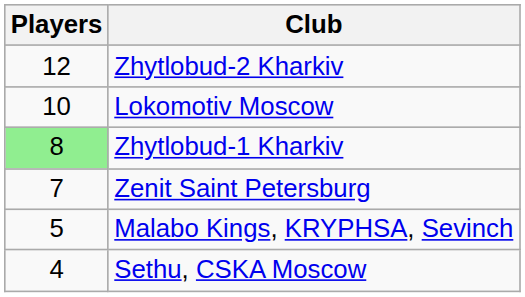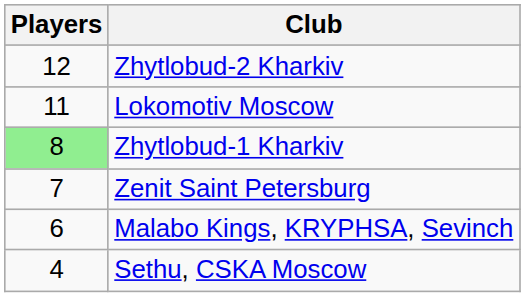(57, 106) 10 -> (57, 106) 11
(57, 229) 5 -> (57, 229) 6
